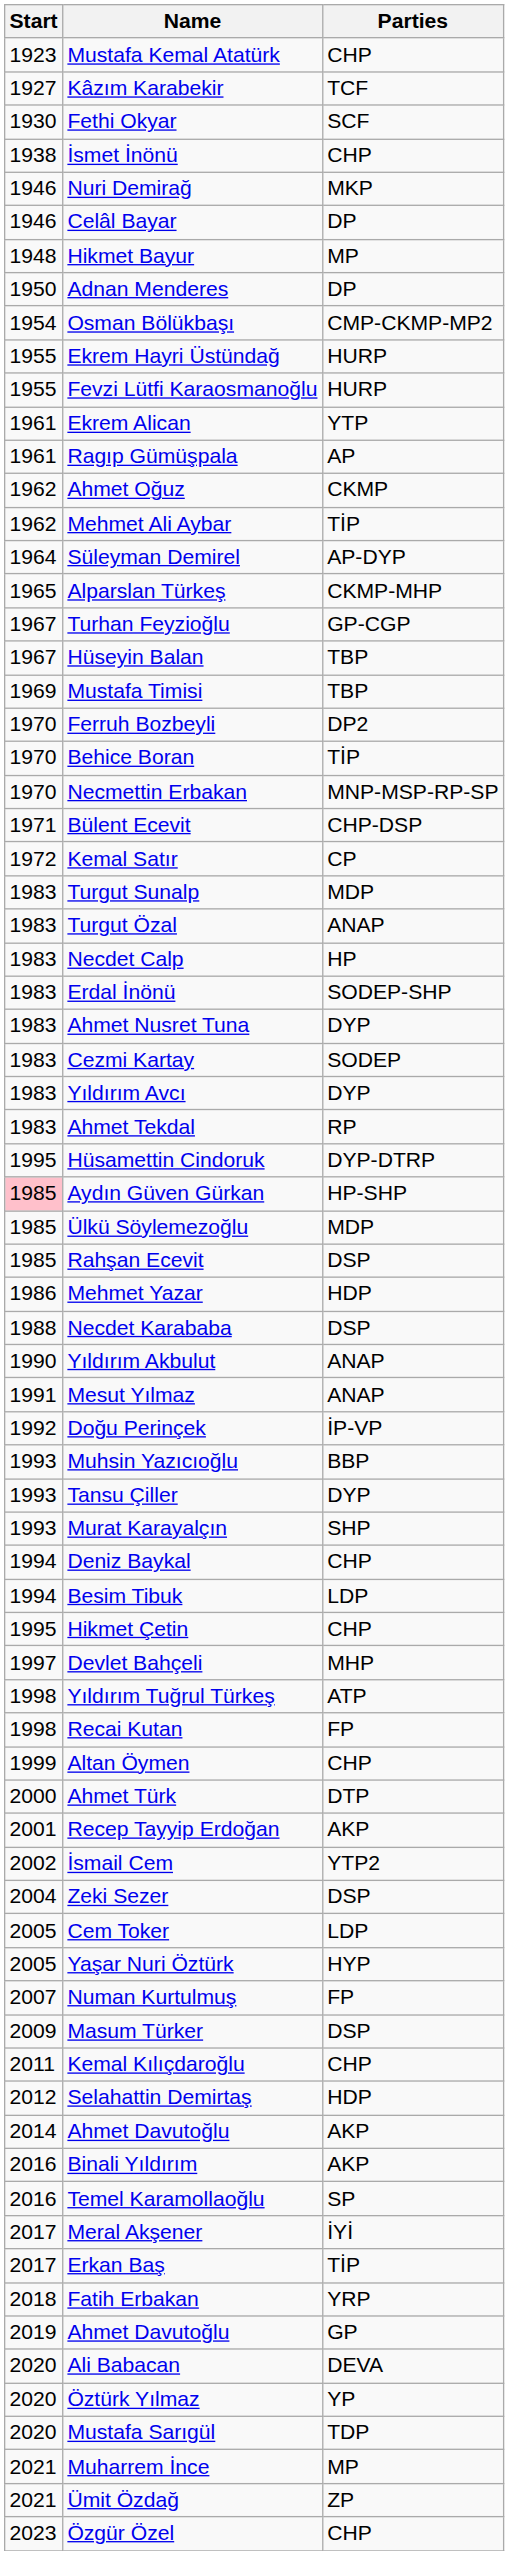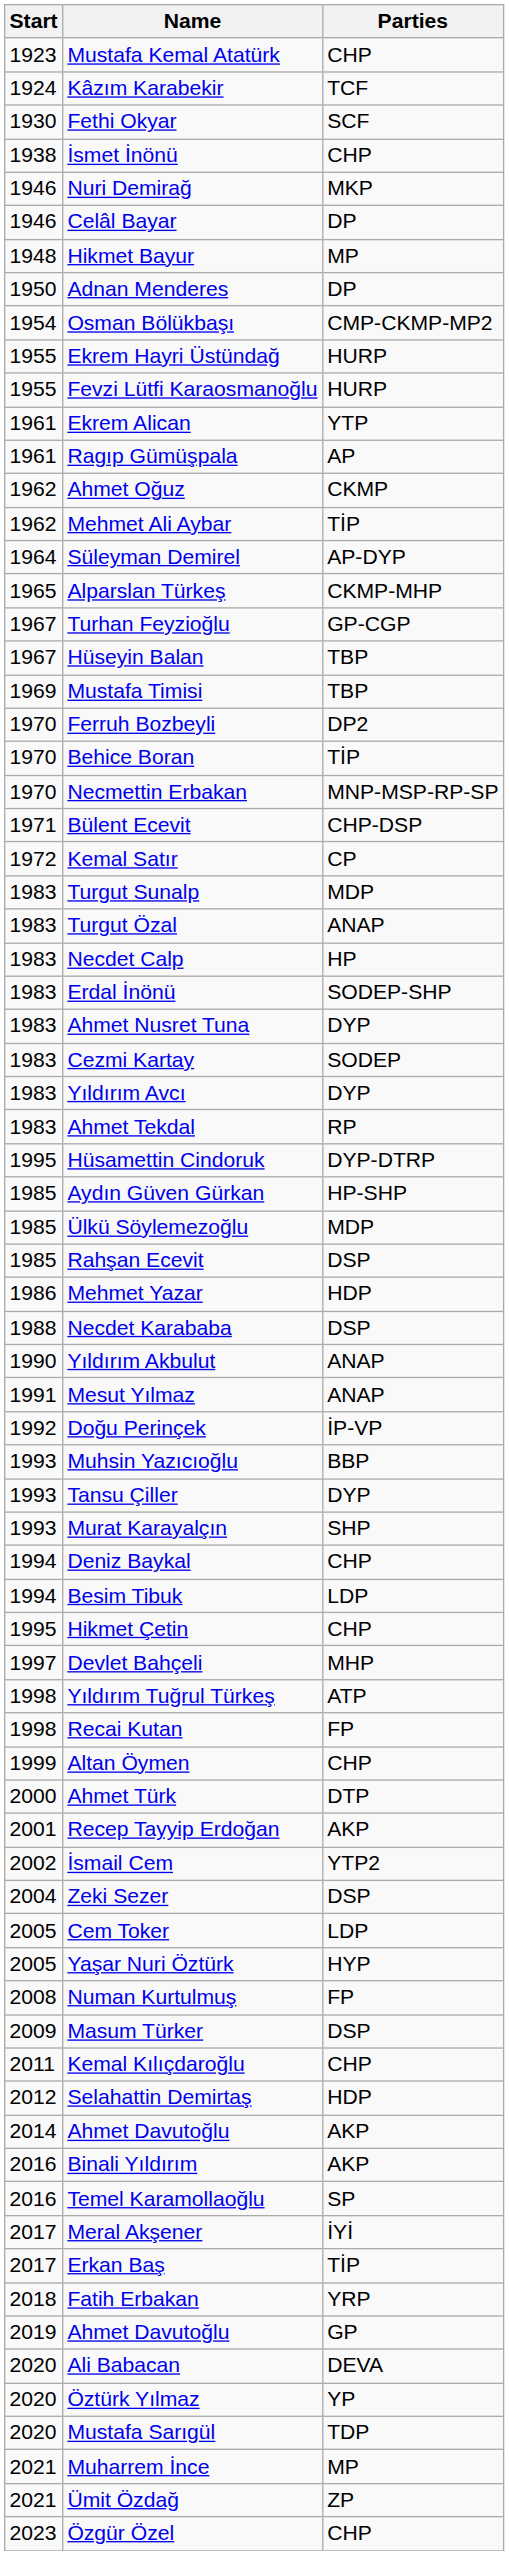(33, 88) 1927 -> (33, 88) 1924
(33, 1193) pink background -> (33, 1193) no background
(33, 1997) 2007 -> (33, 1997) 2008
